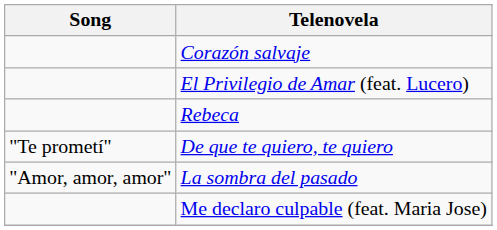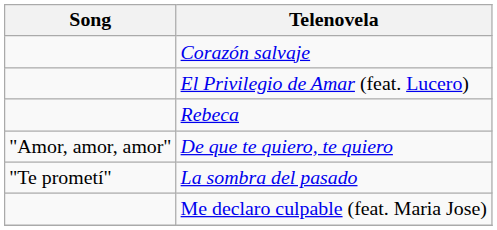(60, 146) "Te prometí" -> (90, 146) "Amor, amor, amor"
(90, 177) "Amor, amor, amor" -> (60, 177) "Te prometí"
